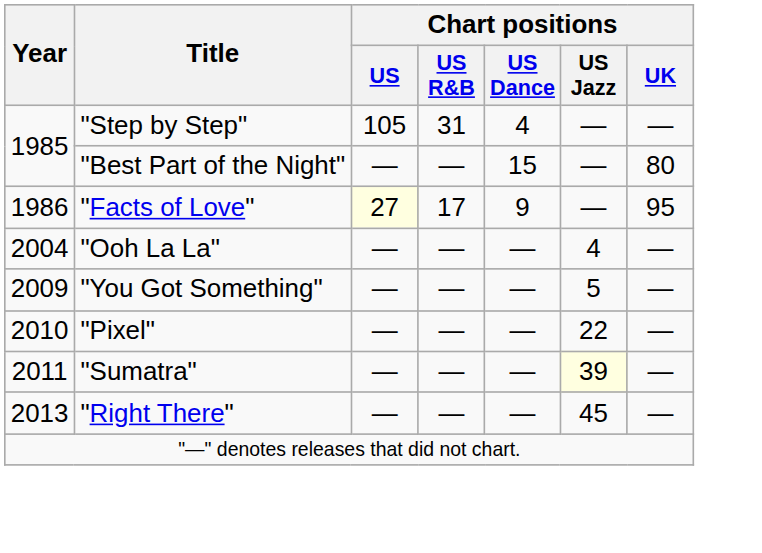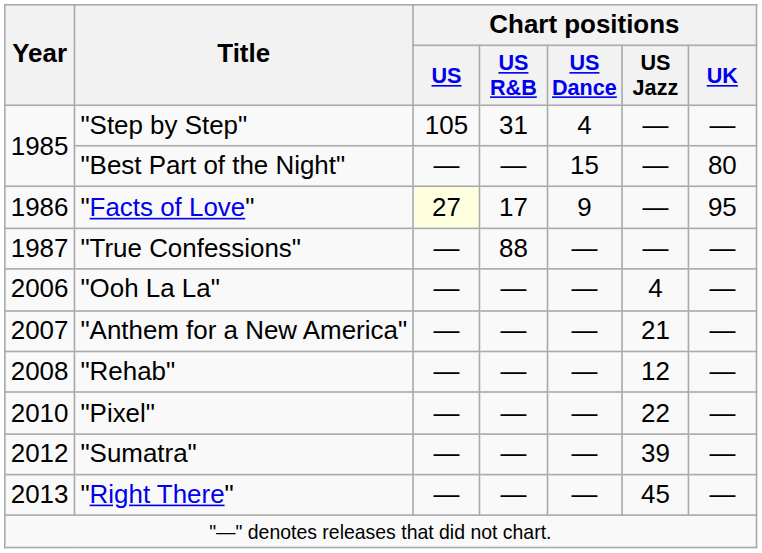+ row: (191, 248)
(40, 248) 2004 -> (40, 289) 2006
+ row: (244, 330)
+ row: (128, 371)
- row: (202, 289)
(40, 371) 2011 -> (40, 453) 2012
(593, 371) lightyellow background -> (655, 453) no background
